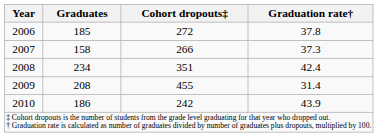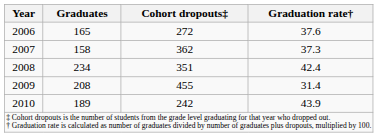(82, 31) 185 -> (82, 31) 165
(311, 31) 37.8 -> (311, 31) 37.6
(185, 49) 266 -> (185, 49) 362
(82, 103) 186 -> (82, 103) 189
